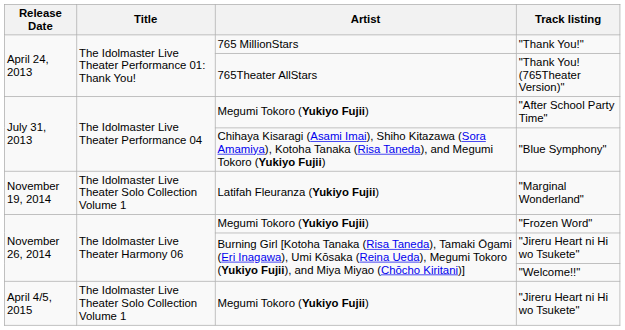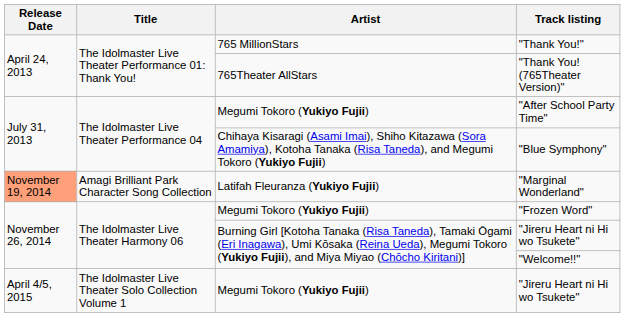(33, 193) no background -> (33, 186) lightsalmon background
(138, 193) The Idolmaster Live Theater Solo Collection Volume 1 -> (145, 186) Amagi Brilliant Park Character Song Collection
